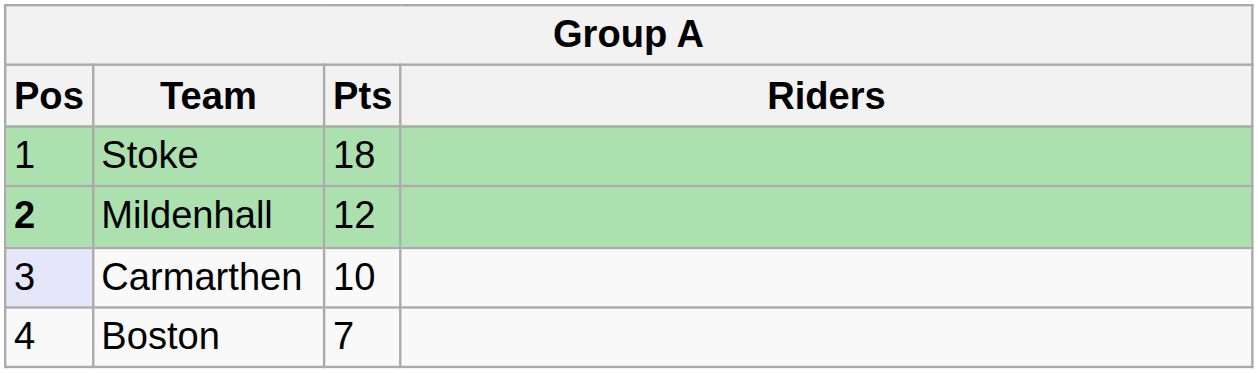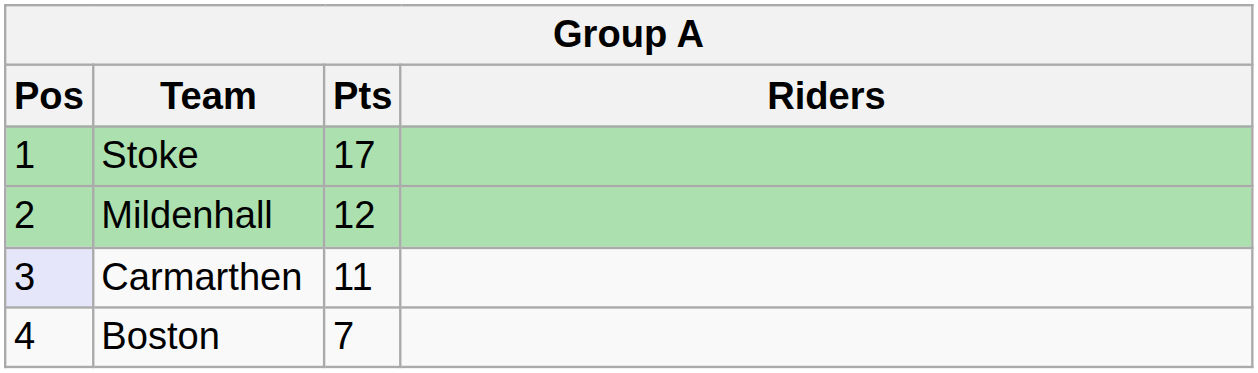(354, 155) 18 -> (354, 155) 17
(25, 215) bold -> (25, 215) normal
(354, 276) 10 -> (353, 276) 11
